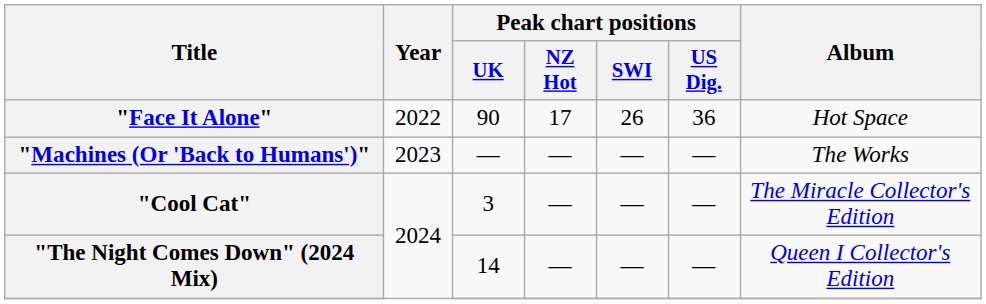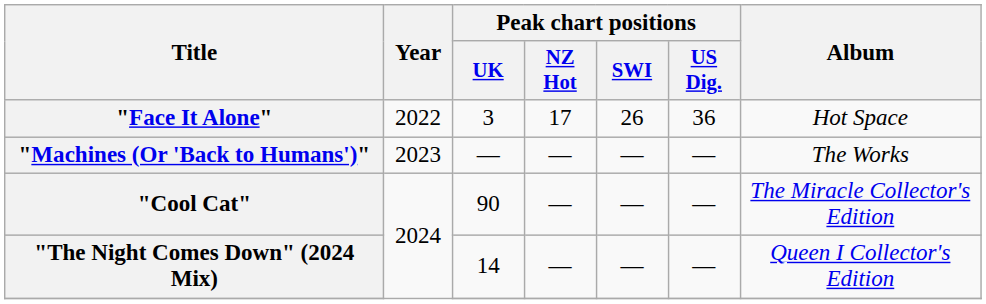(488, 117) 90 -> (488, 117) 3
(488, 204) 3 -> (488, 204) 90
